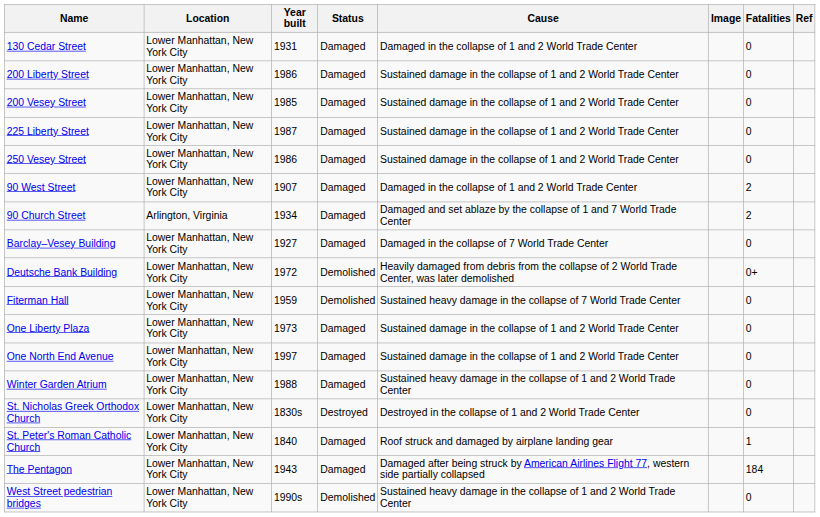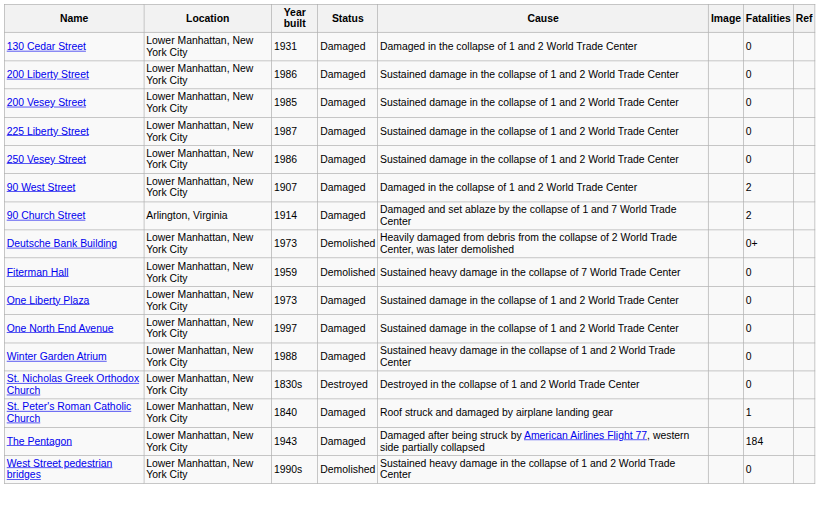(286, 215) 1934 -> (286, 215) 1914
- row: (61, 244)
(286, 272) 1972 -> (286, 244) 1973
